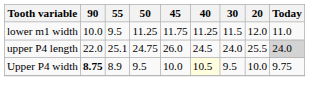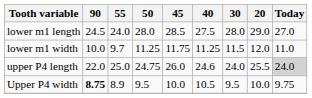+ row: (44, 31)
(115, 31) 9.5 -> (117, 48) 9.7
(118, 48) 25.1 -> (120, 66) 25.0
(203, 48) 24.5 -> (205, 66) 24.6
(203, 66) lightyellow background -> (205, 84) no background
